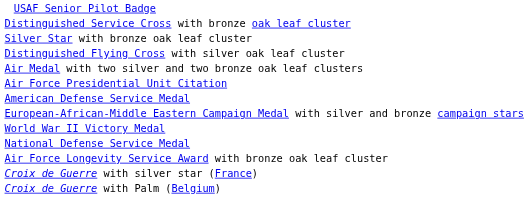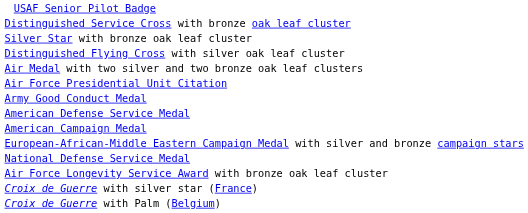+ row: (76, 98)
+ row: (76, 128)
- row: (85, 128)
